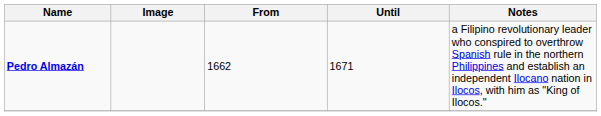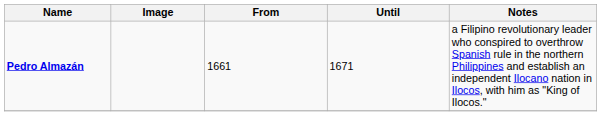(219, 66) 1662 -> (219, 66) 1661
